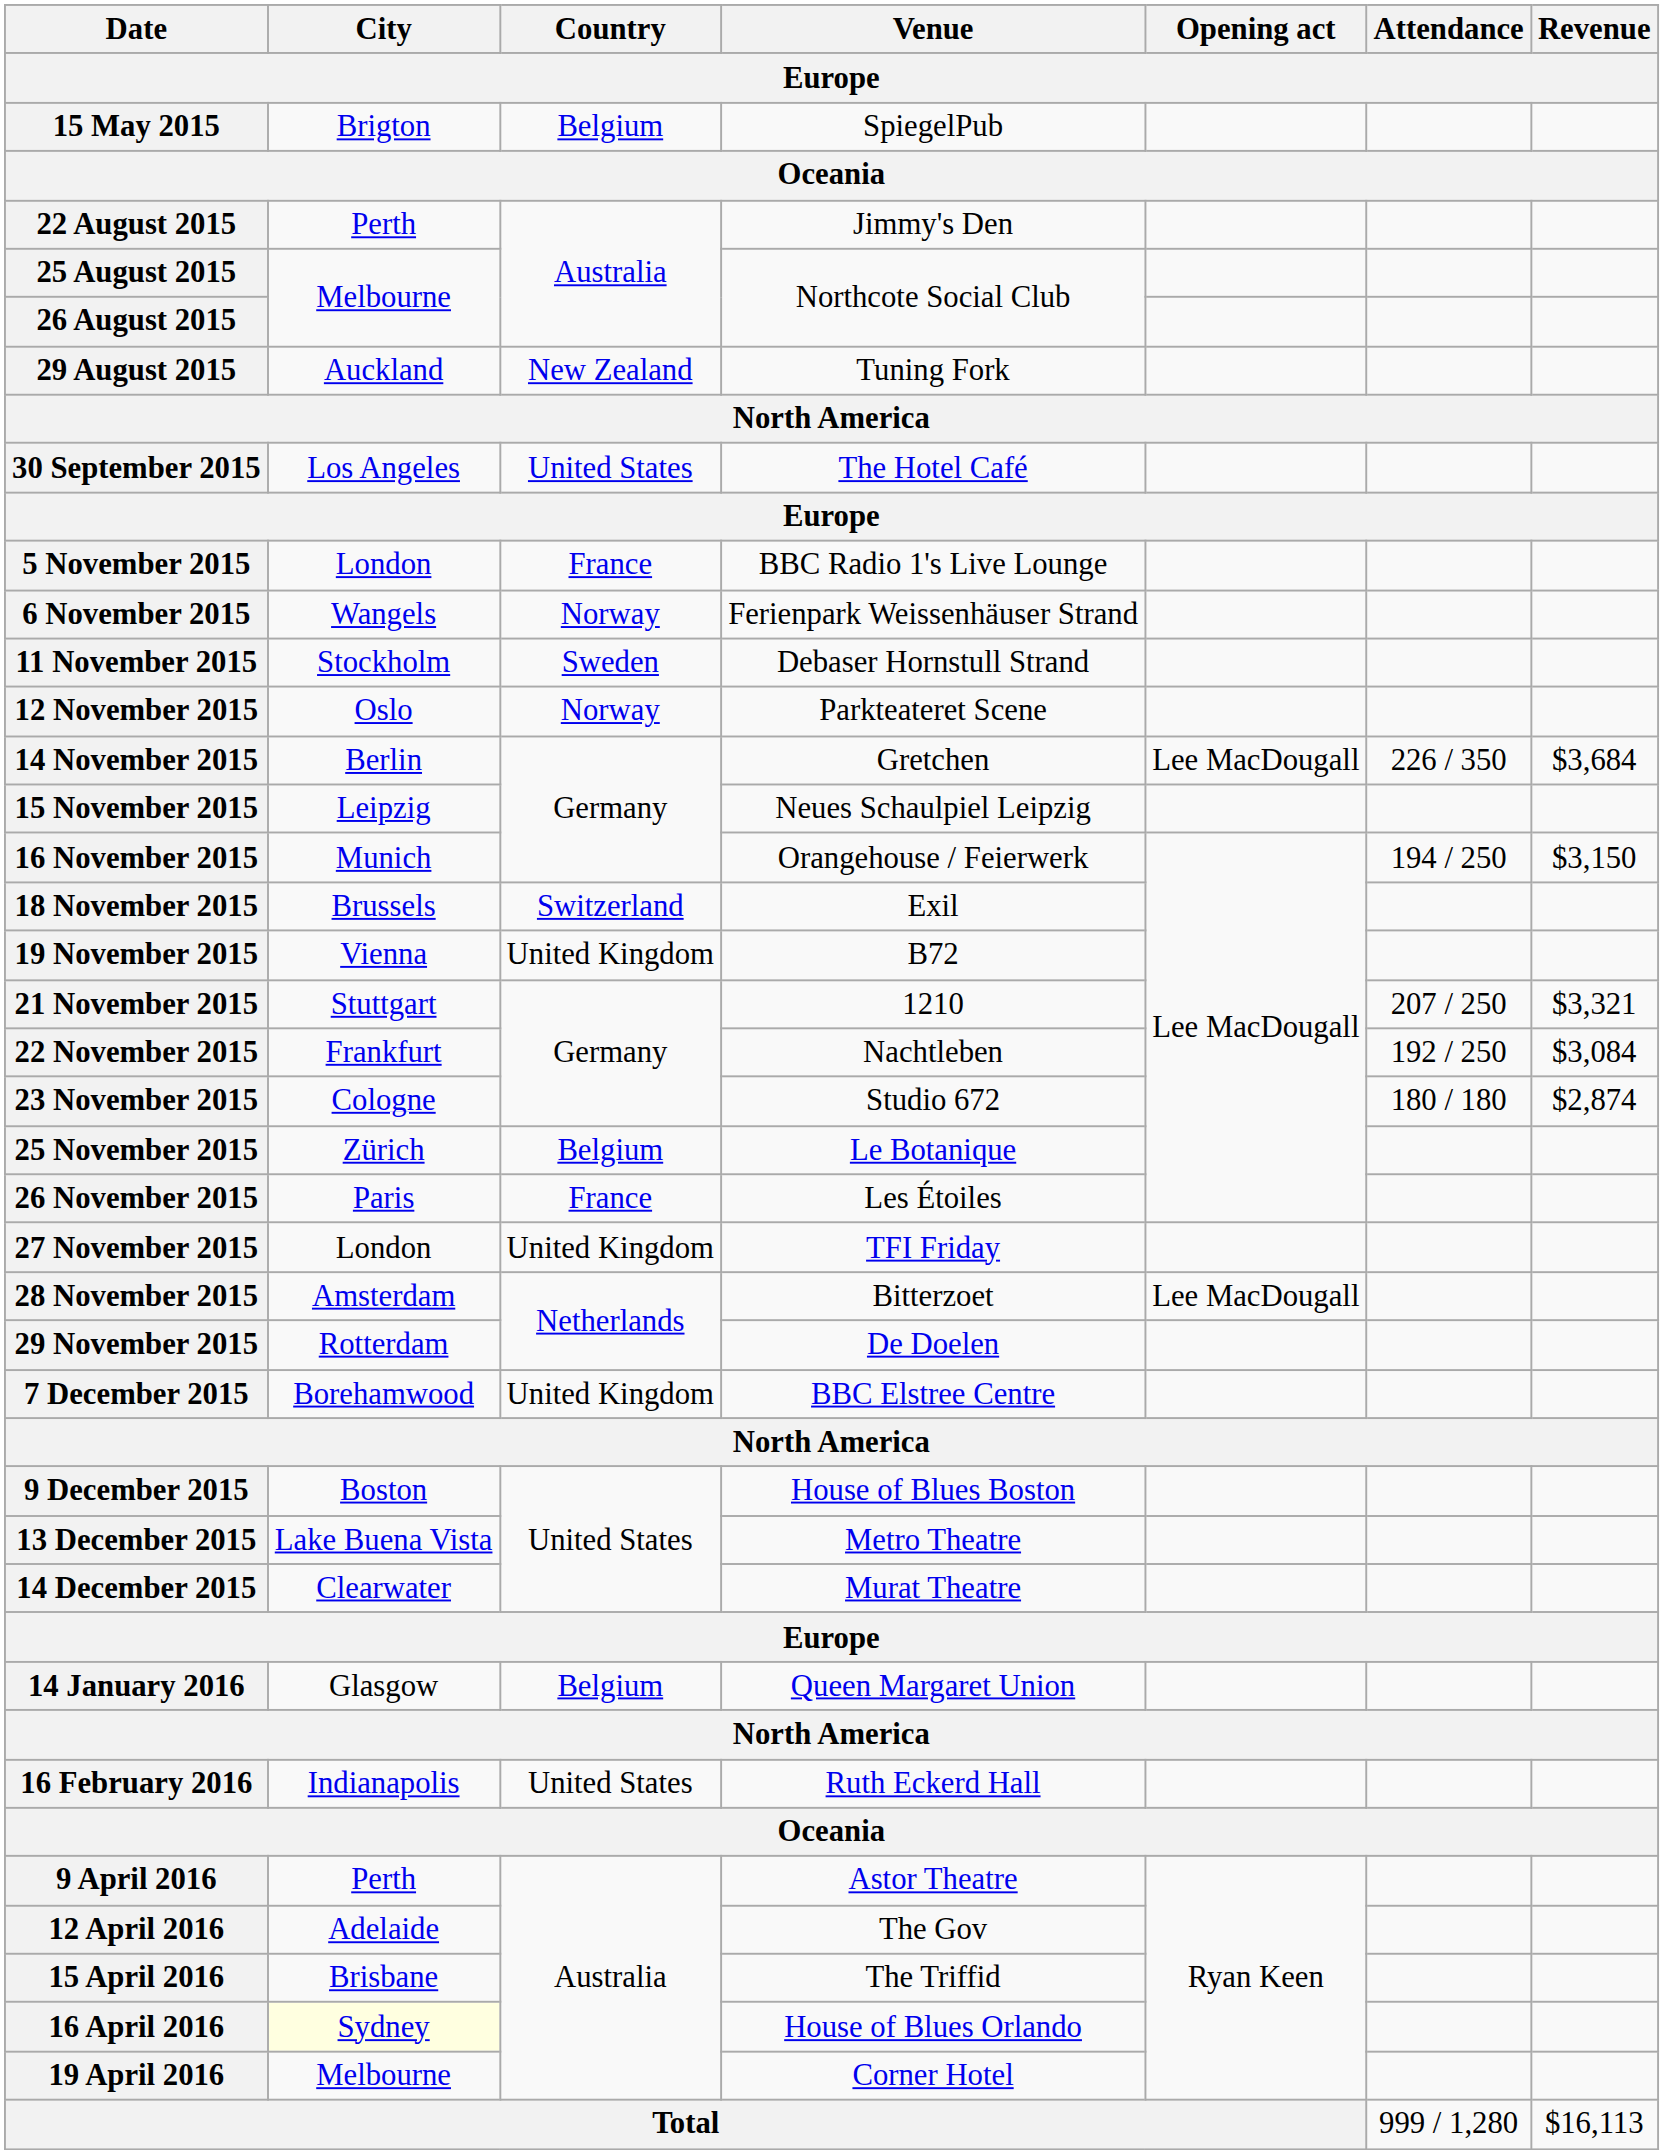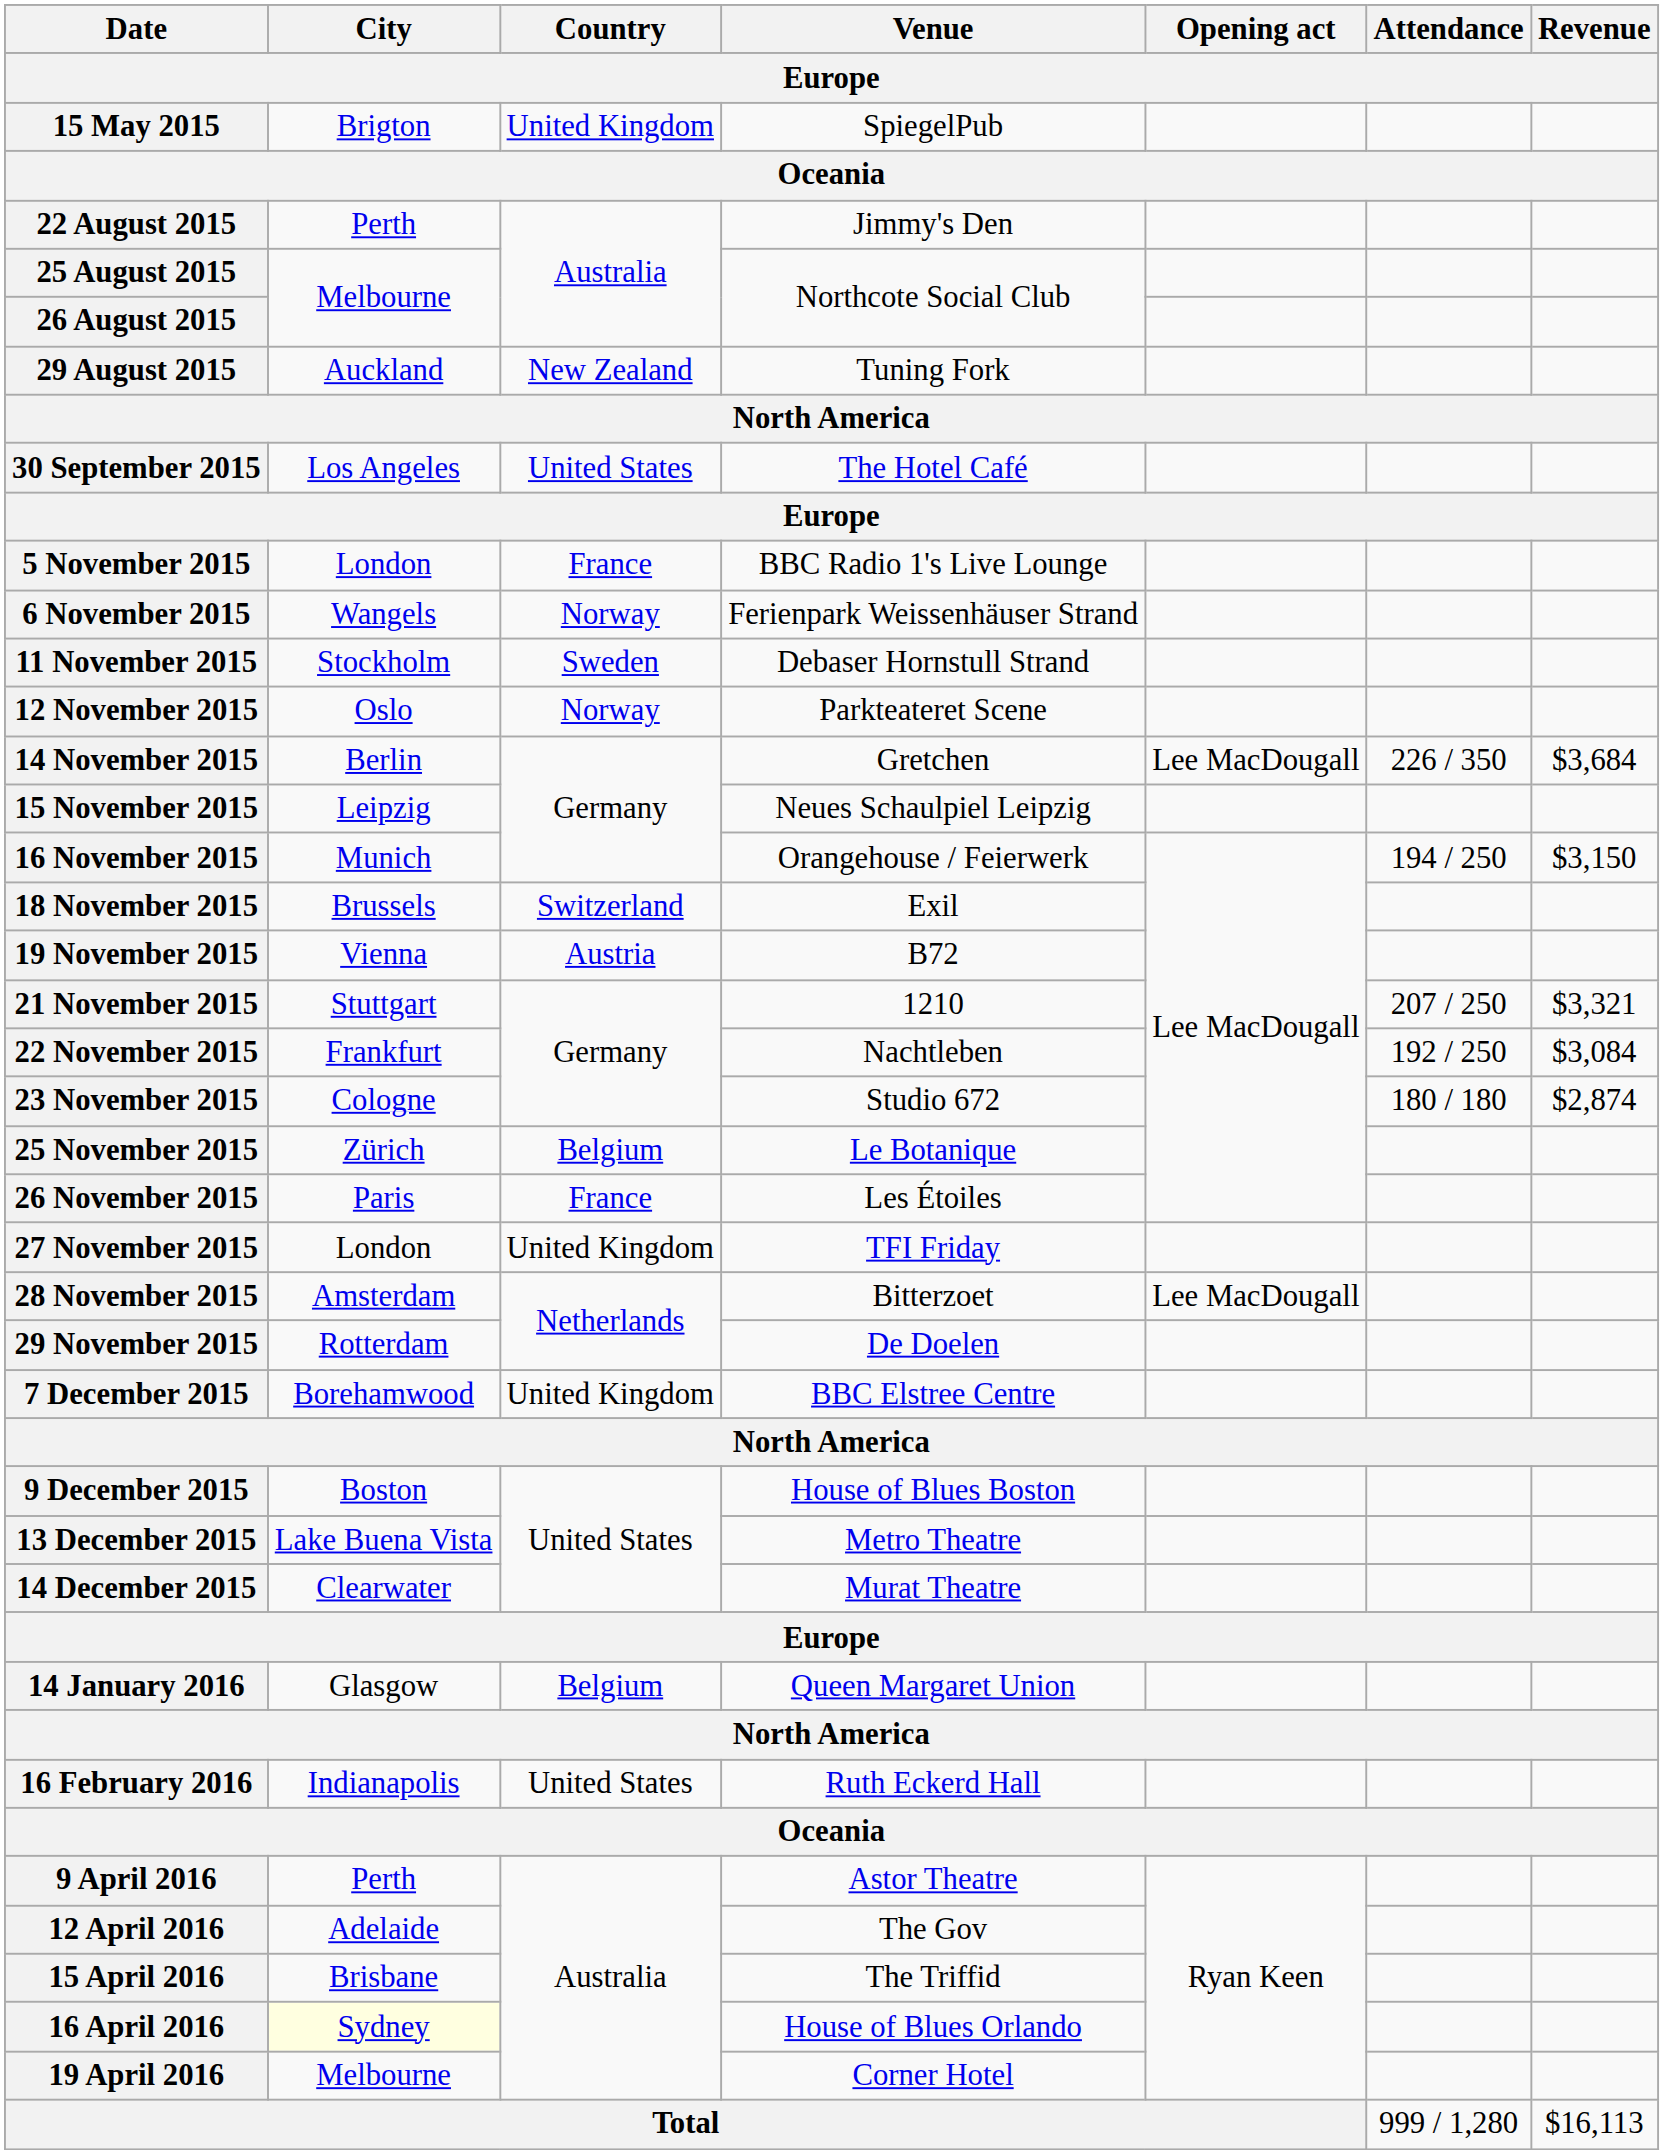(610, 126) Belgium -> (610, 126) United Kingdom
(610, 954) United Kingdom -> (610, 954) Austria
